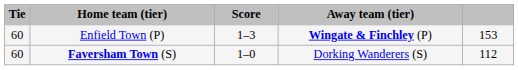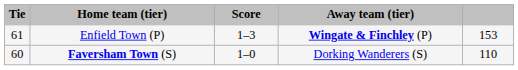(17, 35) 60 -> (17, 35) 61
(488, 55) 112 -> (488, 55) 110
